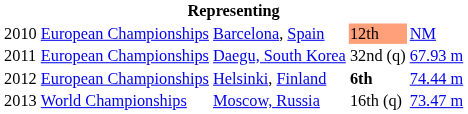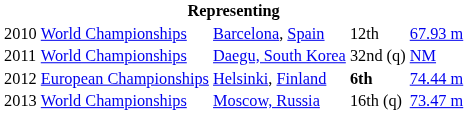(125, 33) European Championships -> (114, 33) World Championships
(364, 33) lightsalmon background -> (364, 33) no background
(423, 33) NM -> (436, 33) 67.93 m
(125, 56) European Championships -> (114, 56) World Championships
(436, 56) 67.93 m -> (423, 56) NM
